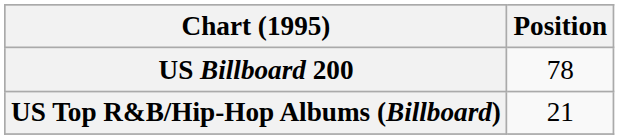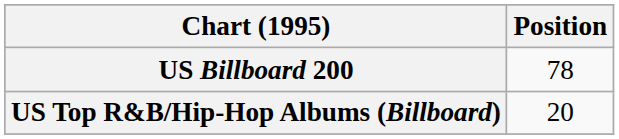(560, 112) 21 -> (560, 112) 20
